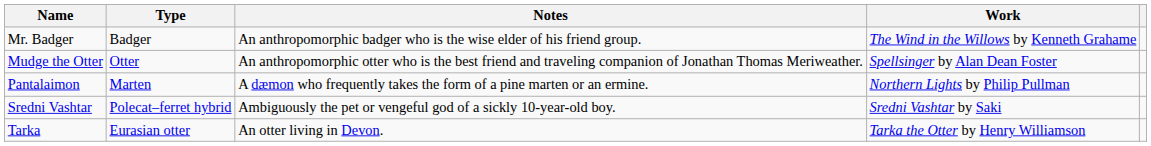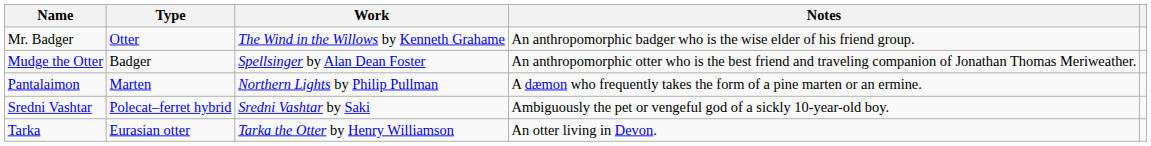columns swapped: (1003, 15) <-> (551, 15)
(130, 38) Badger -> (124, 38) Otter
(124, 61) Otter -> (130, 61) Badger
